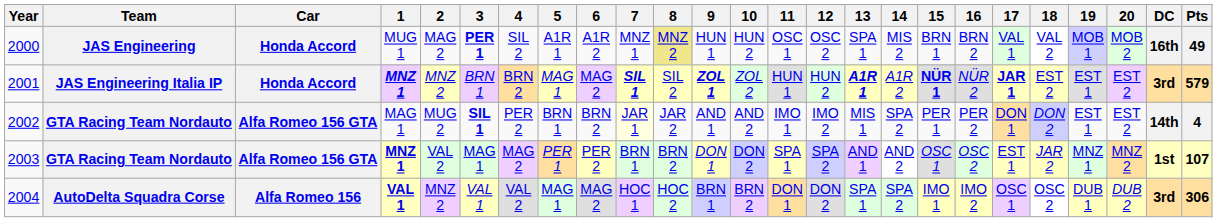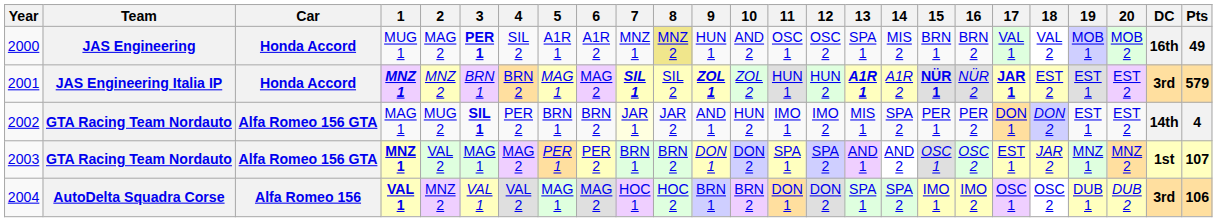(749, 45) HUN 2 -> (749, 45) AND 2
(749, 121) AND 2 -> (749, 121) HUN 2
(1197, 197) 306 -> (1197, 197) 106
